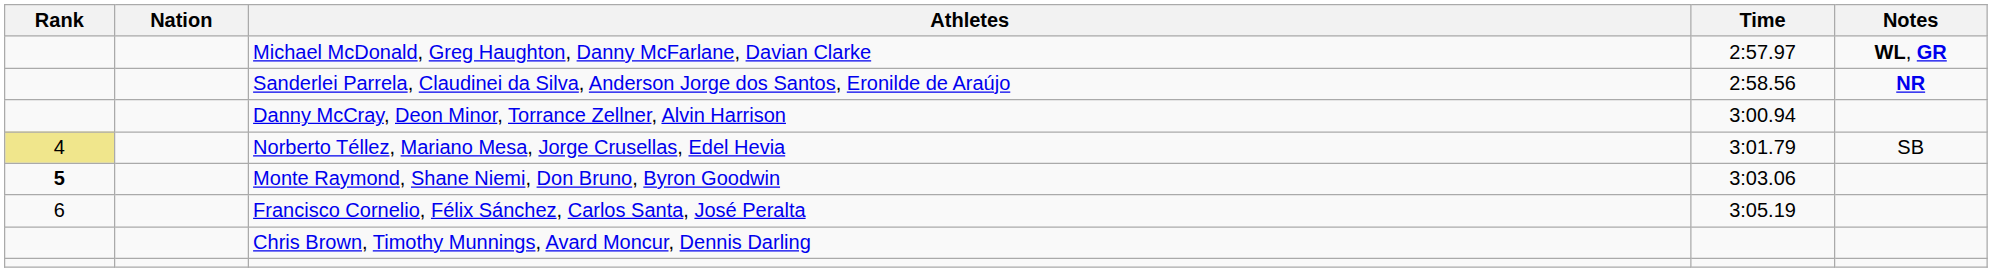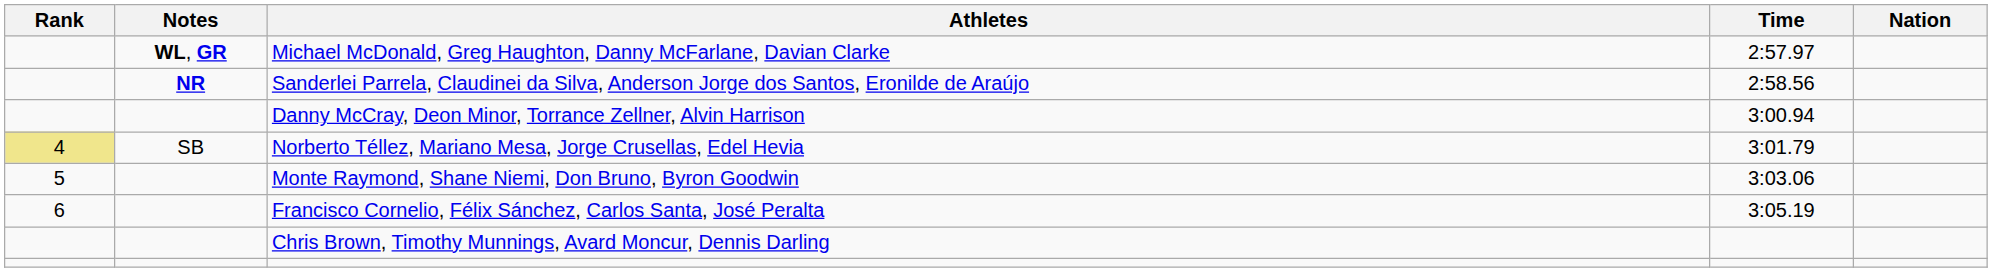columns swapped: (181, 20) <-> (1911, 20)
(59, 178) bold -> (59, 178) normal
